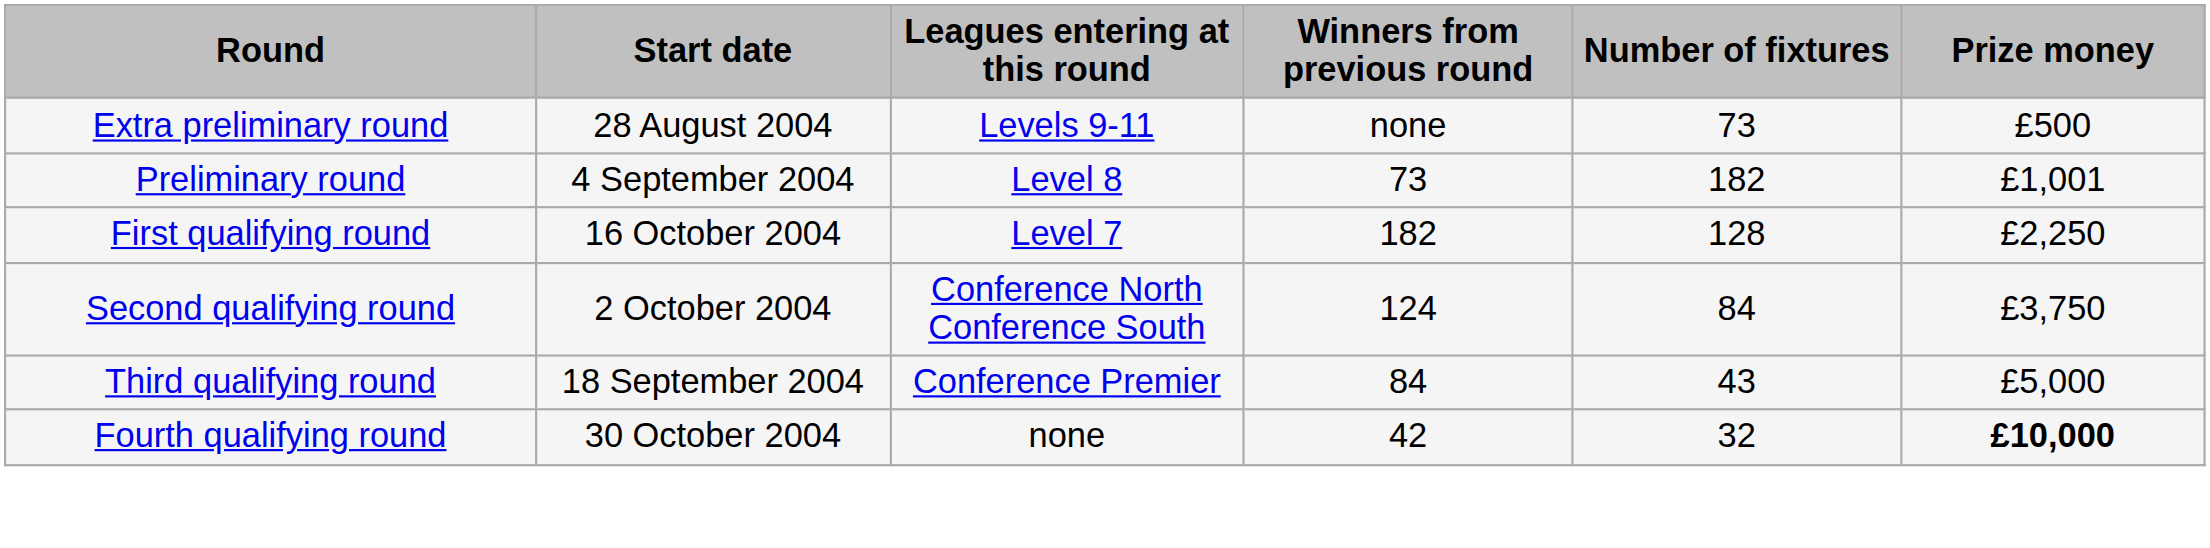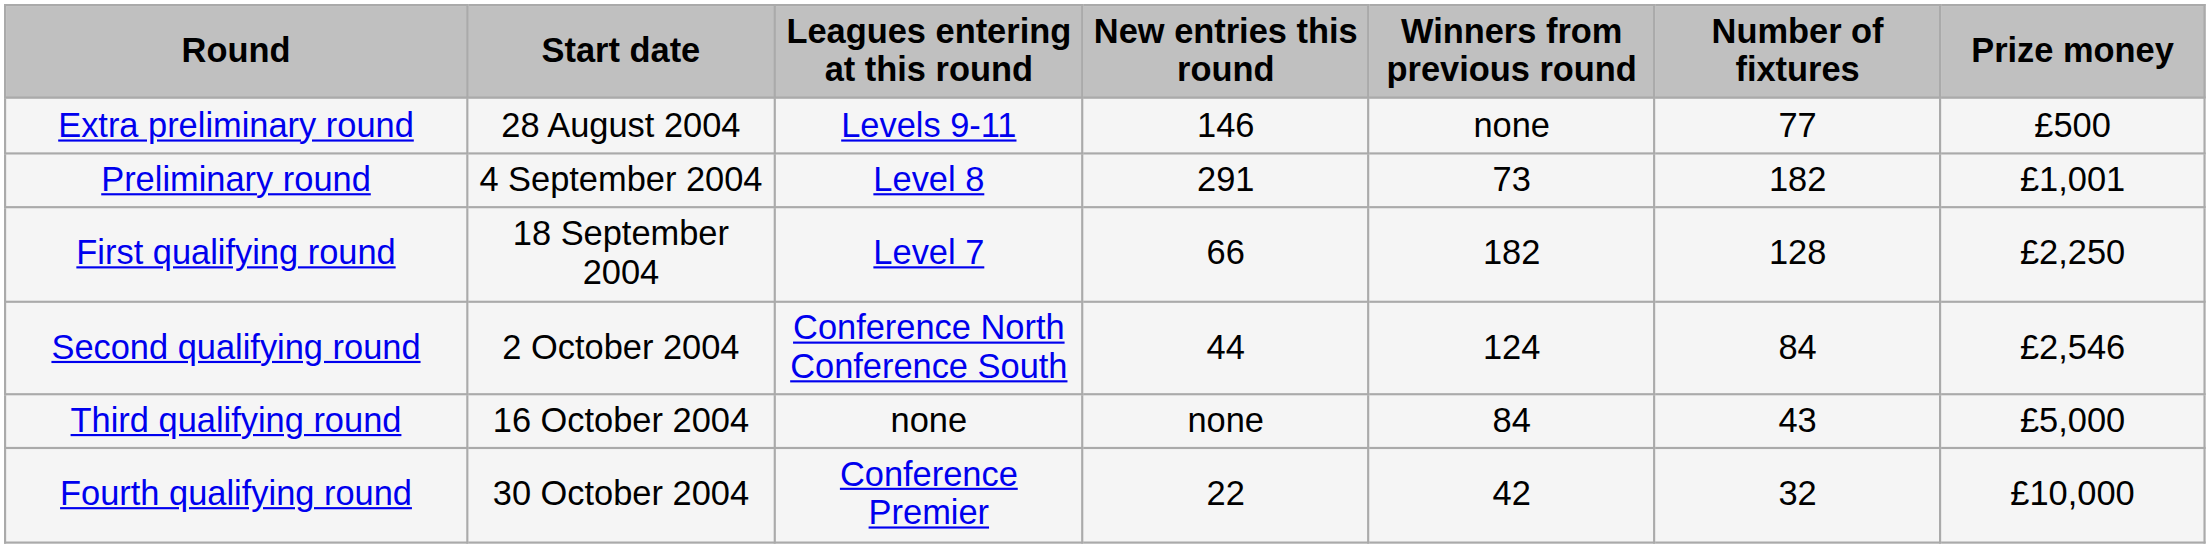+ column: (1226, 51)
(1737, 125) 73 -> (1798, 125) 77
(713, 234) 16 October 2004 -> (621, 253) 18 September 2004
(2053, 308) £3,750 -> (2073, 346) £2,546
(713, 381) 18 September 2004 -> (621, 420) 16 October 2004
(1067, 381) Conference Premier -> (929, 420) none
(1067, 436) none -> (929, 494) Conference Premier
(2053, 436) bold -> (2073, 494) normal
